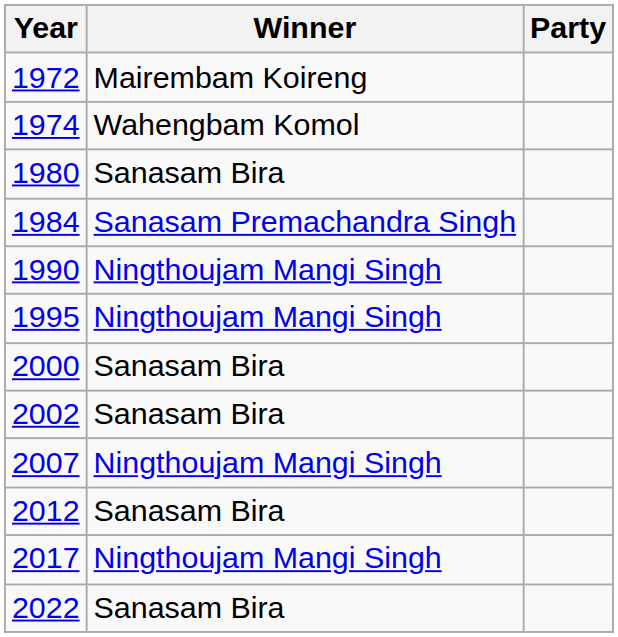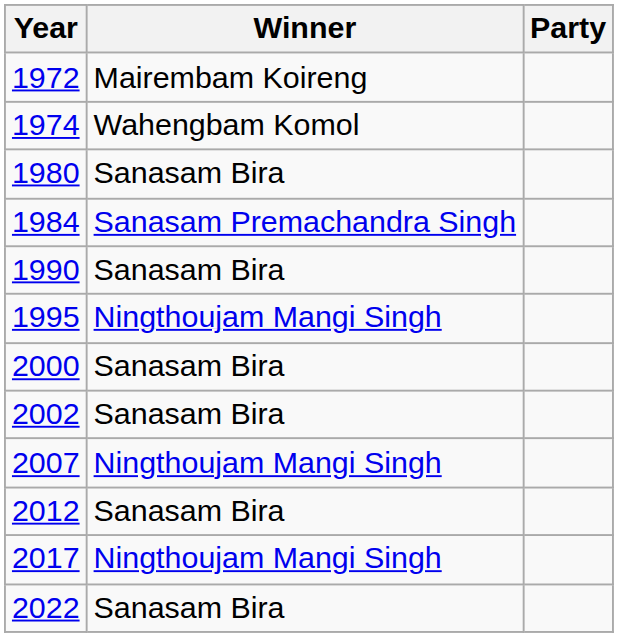(268, 269) Ningthoujam Mangi Singh -> (189, 269) Sanasam Bira
